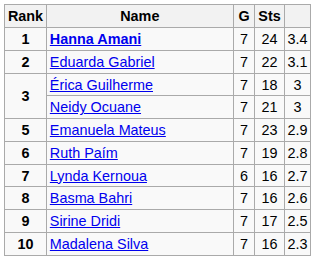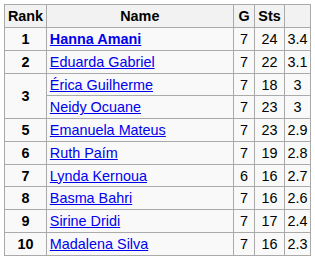(270, 107) 21 -> (270, 107) 23
(297, 221) 2.5 -> (297, 221) 2.4
